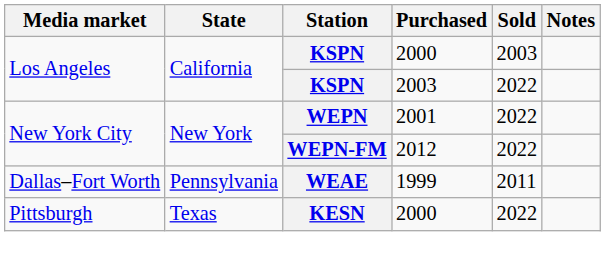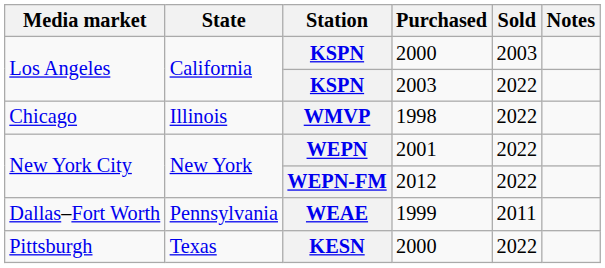+ row: (337, 117)
